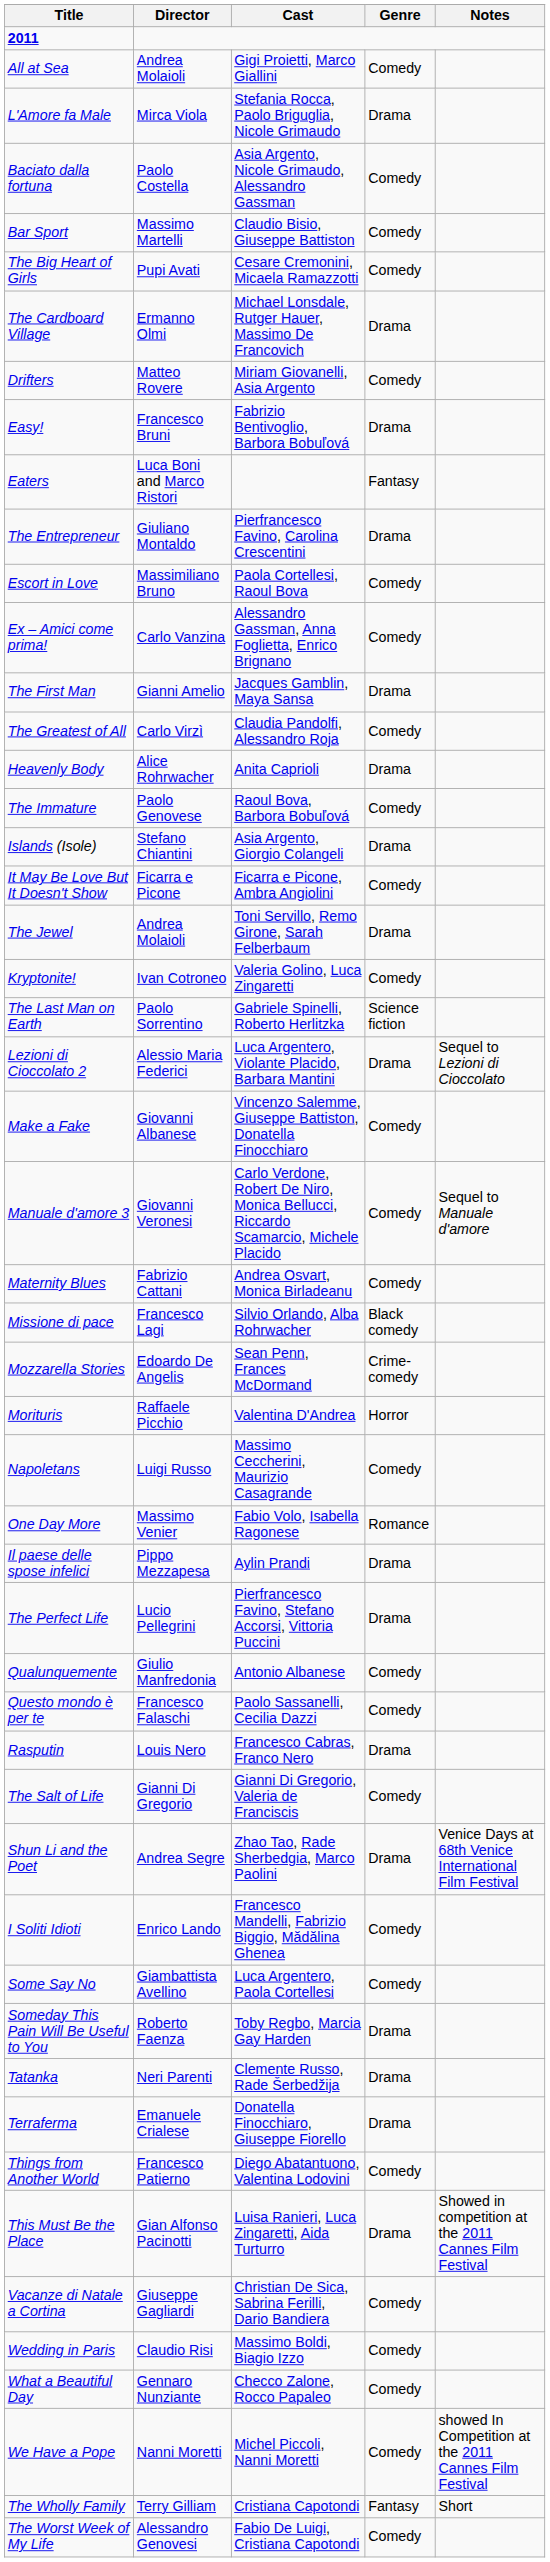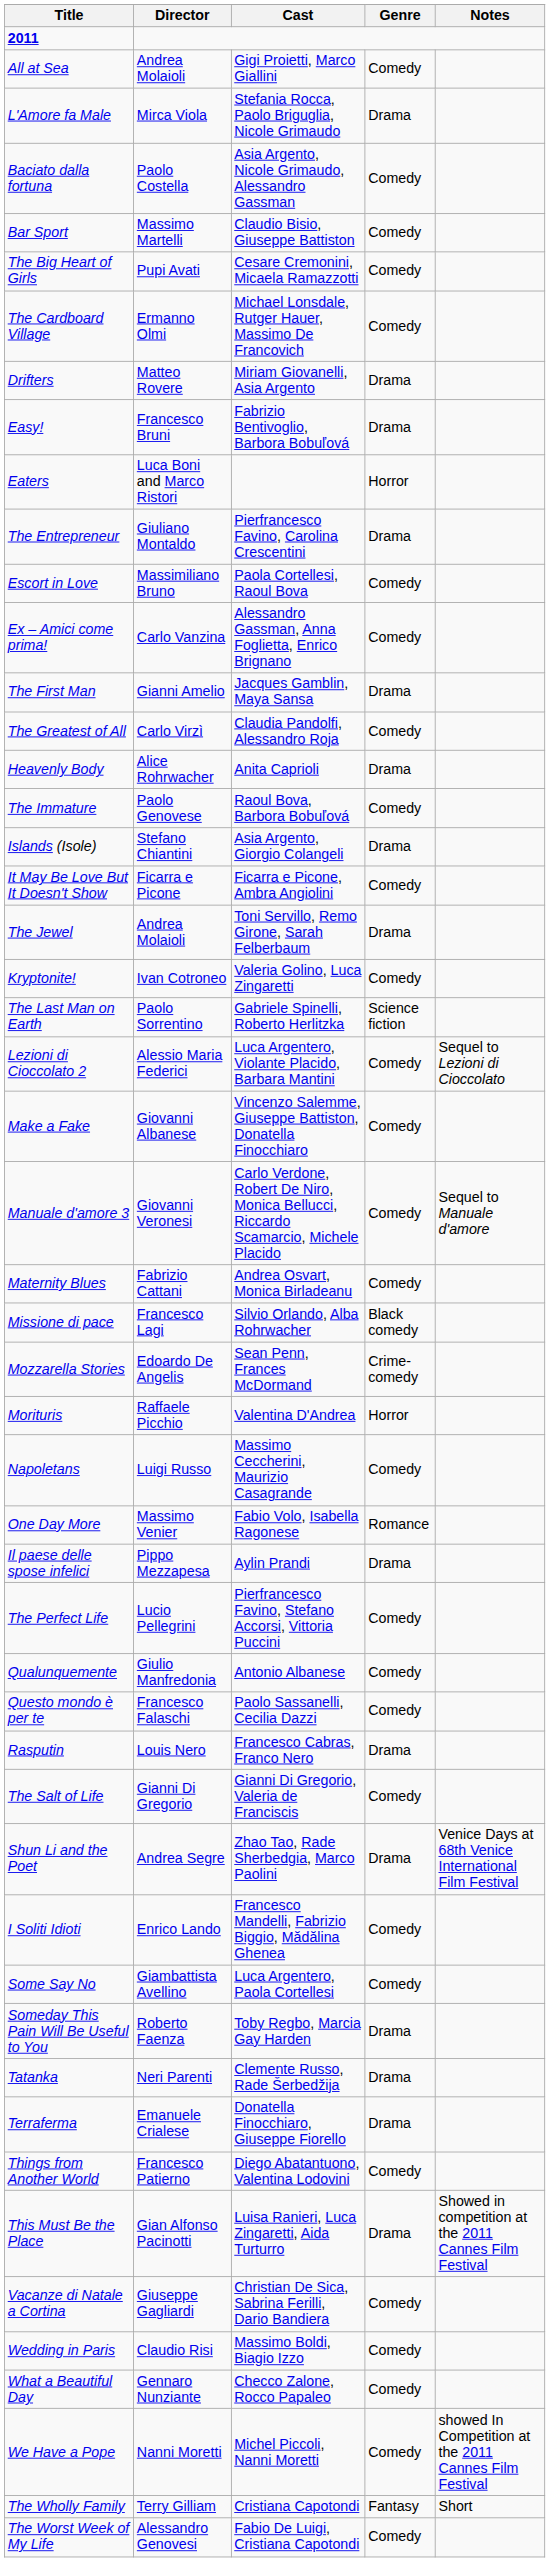(390, 326) Drama -> (395, 326) Comedy
(395, 380) Comedy -> (390, 380) Drama
(394, 481) Fantasy -> (388, 481) Horror
(390, 1063) Drama -> (395, 1063) Comedy
(390, 1618) Drama -> (395, 1618) Comedy
